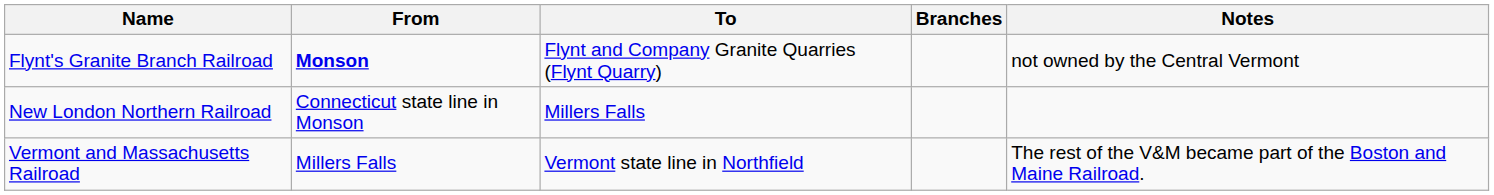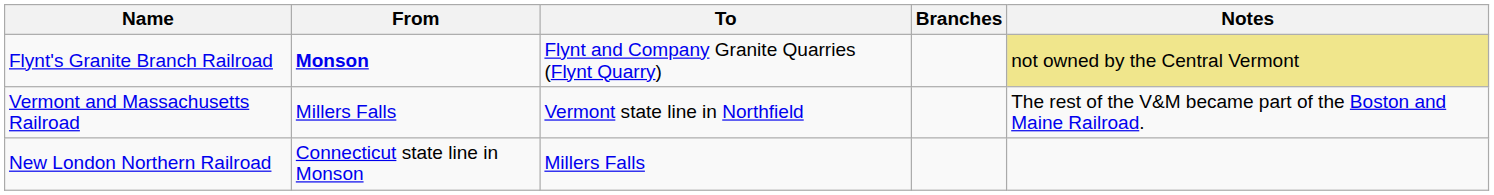(1155, 60) no background -> (1155, 60) khaki background
rows swapped: (140, 112) <-> (129, 163)
